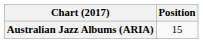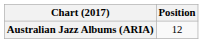(177, 30) 15 -> (177, 30) 12
